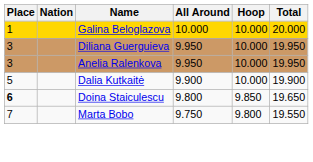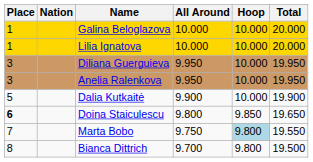+ row: (110, 47)
(248, 115) no background -> (248, 132) lightblue background
+ row: (113, 149)
